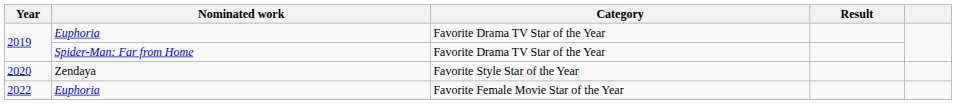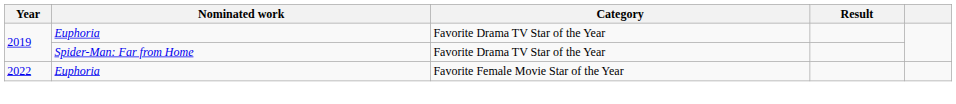- row: (19, 71)
